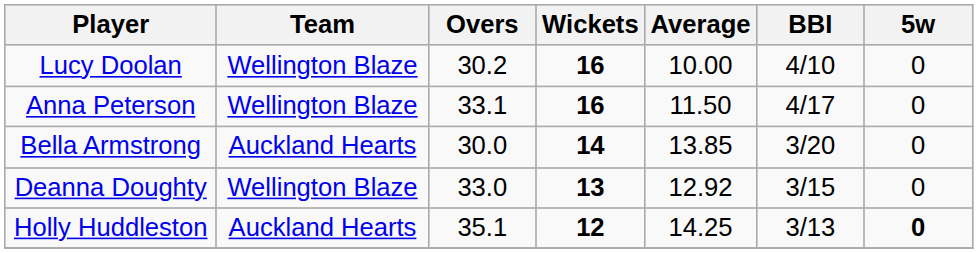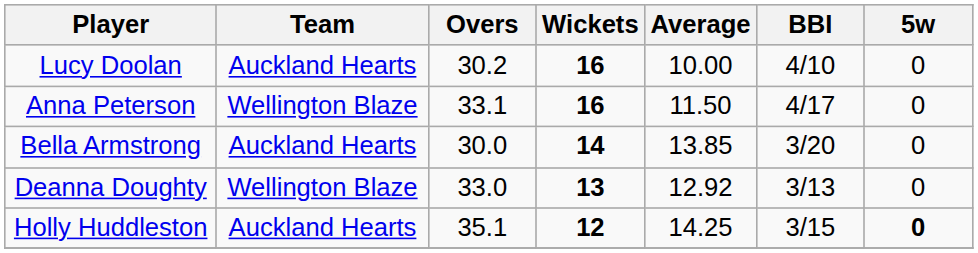(322, 65) Wellington Blaze -> (322, 65) Auckland Hearts
(810, 187) 3/15 -> (810, 187) 3/13
(810, 227) 3/13 -> (810, 227) 3/15
